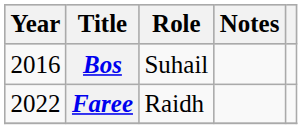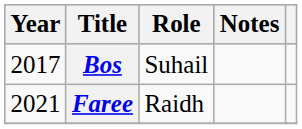(35, 63) 2016 -> (35, 63) 2017
(35, 103) 2022 -> (35, 103) 2021
